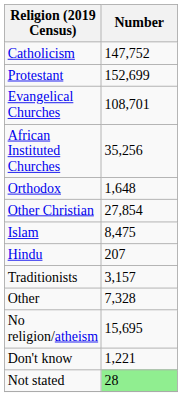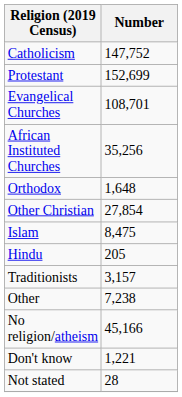(115, 254) 207 -> (115, 254) 205
(120, 298) 7,328 -> (120, 298) 7,238
(124, 328) 15,695 -> (124, 328) 45,166
(111, 380) lightgreen background -> (111, 380) no background
